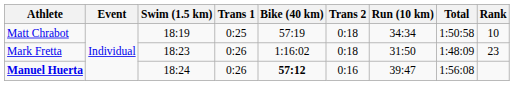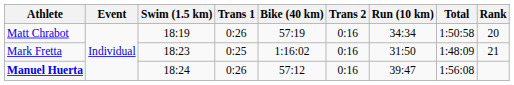(236, 33) 0:25 -> (236, 33) 0:26
(348, 33) 0:18 -> (348, 33) 0:16
(493, 33) 10 -> (493, 33) 20
(236, 52) 0:26 -> (236, 52) 0:25
(348, 52) 0:18 -> (348, 52) 0:16
(493, 52) 23 -> (493, 52) 21
(292, 71) bold -> (292, 71) normal
